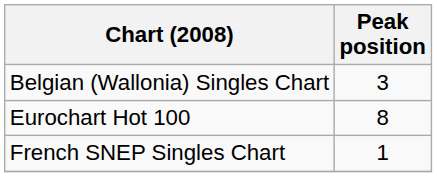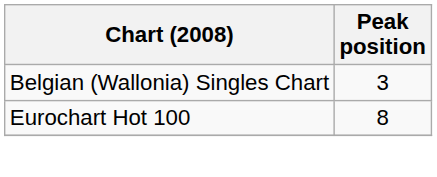- row: (147, 152)
